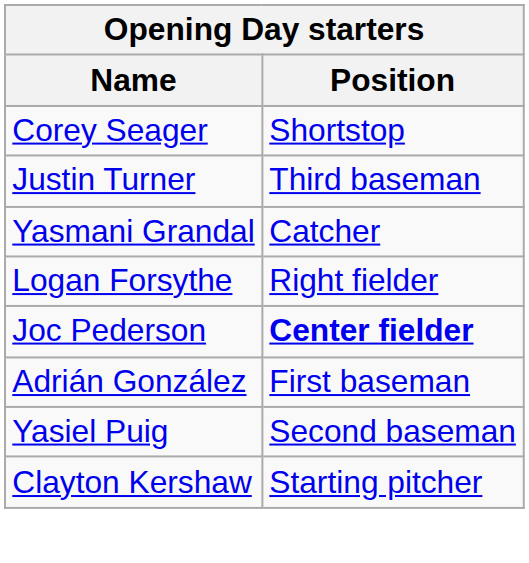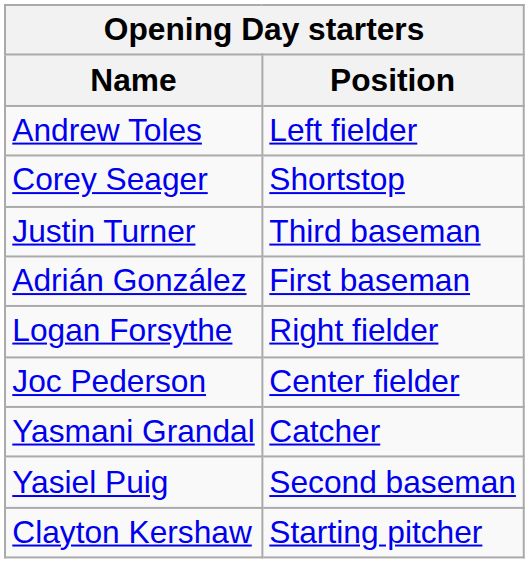+ row: (107, 130)
rows swapped: (129, 381) <-> (134, 230)
(371, 331) bold -> (364, 381) normal
